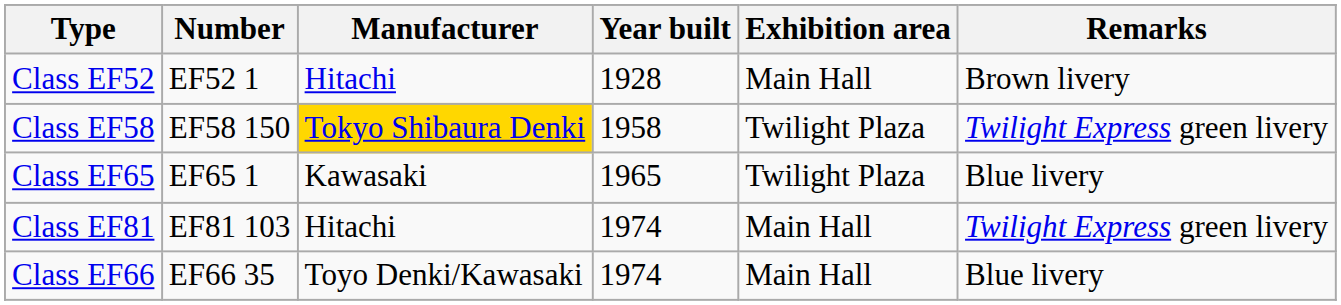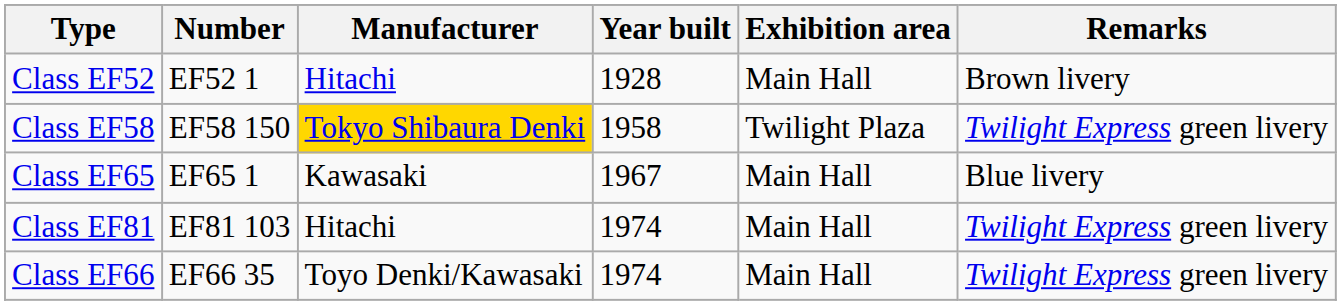(631, 176) 1965 -> (631, 176) 1967
(835, 176) Twilight Plaza -> (809, 176) Main Hall
(1034, 275) Blue livery -> (1147, 275) Twilight Express green livery
